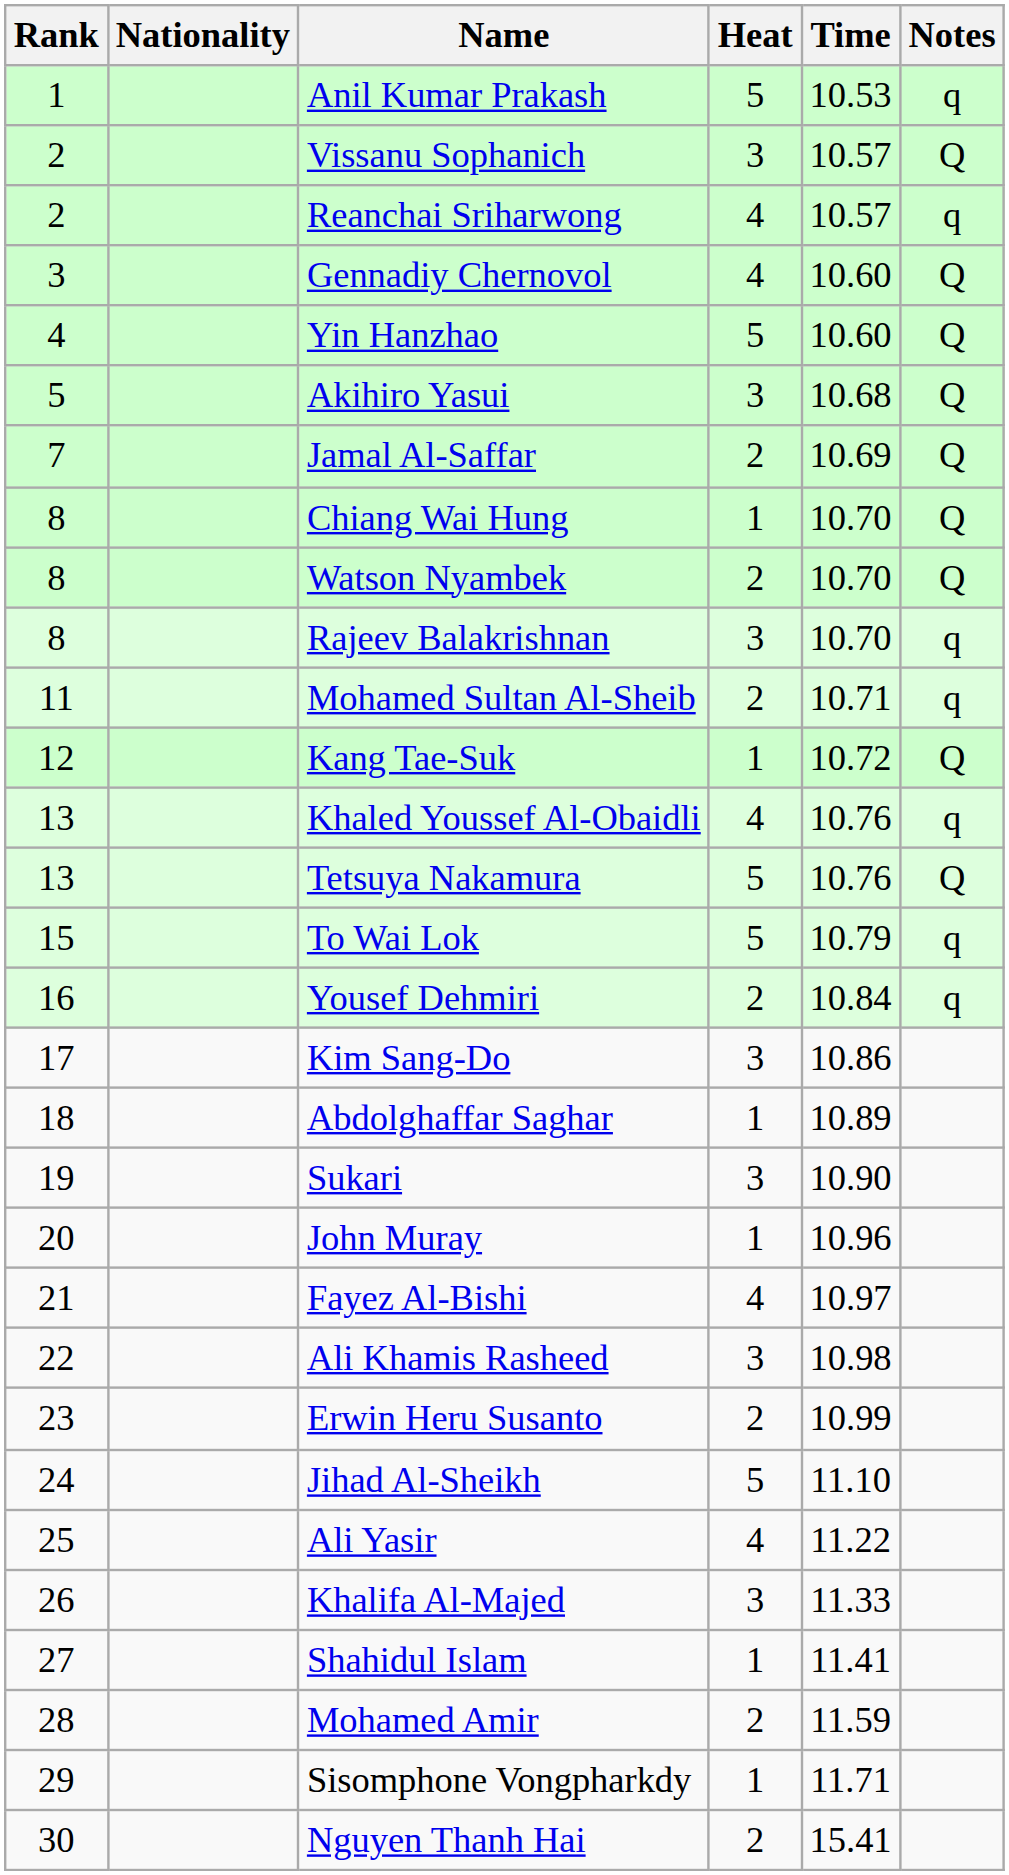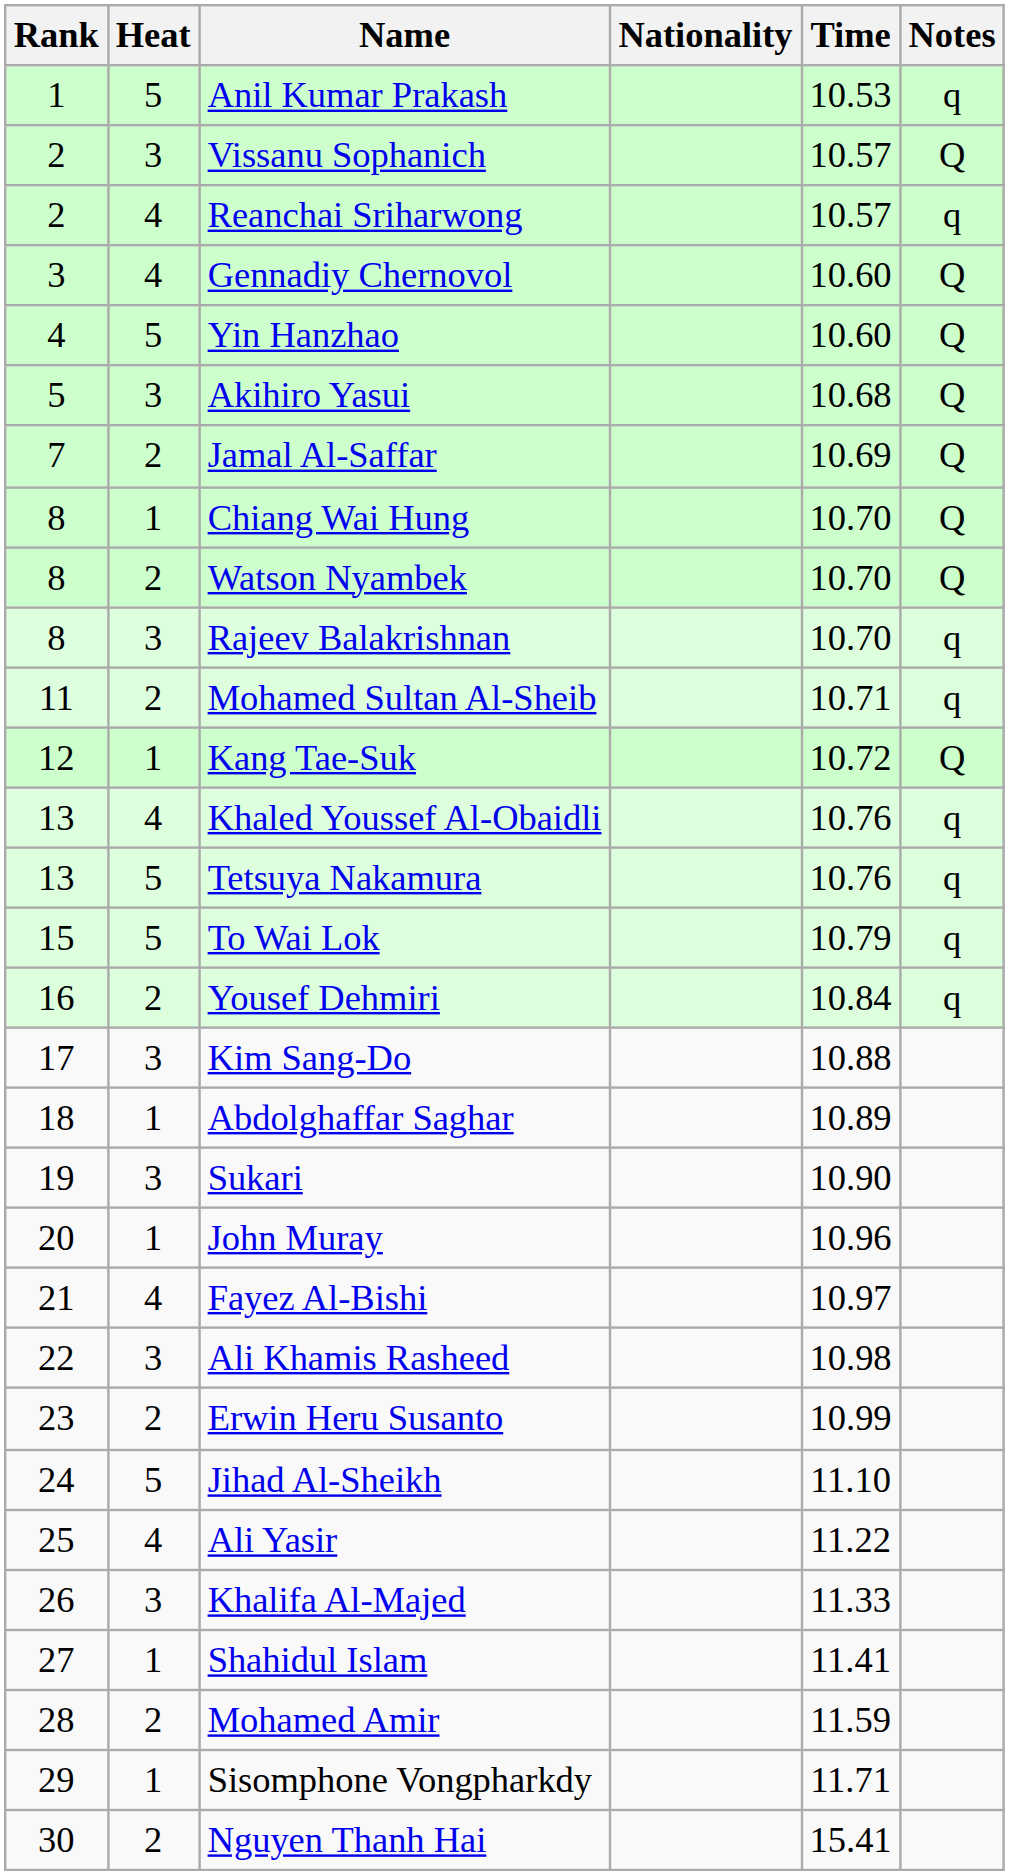columns swapped: (755, 34) <-> (203, 34)
(952, 876) Q -> (952, 876) q
(851, 1057) 10.86 -> (851, 1057) 10.88
